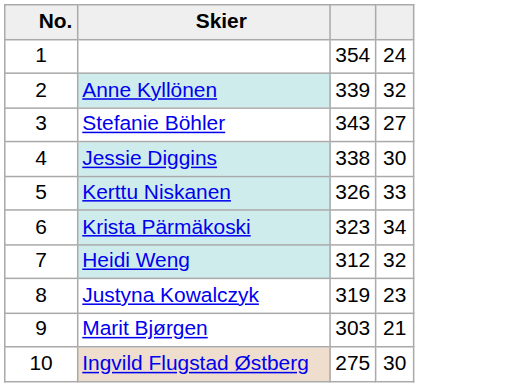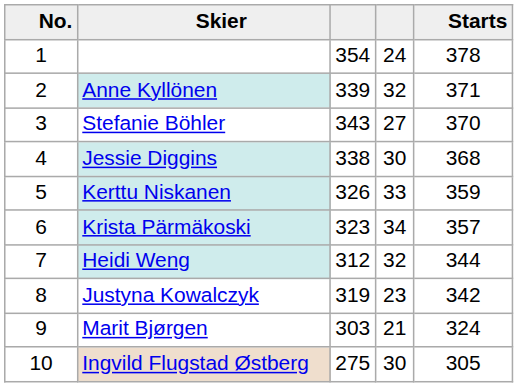+ column: (463, 21)
